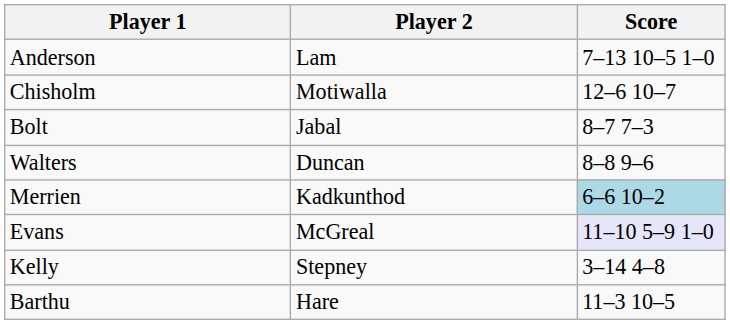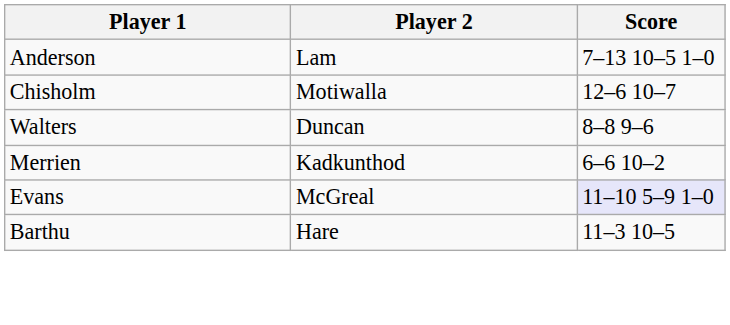- row: (29, 127)
(624, 197) lightblue background -> (624, 162) no background
- row: (34, 267)
